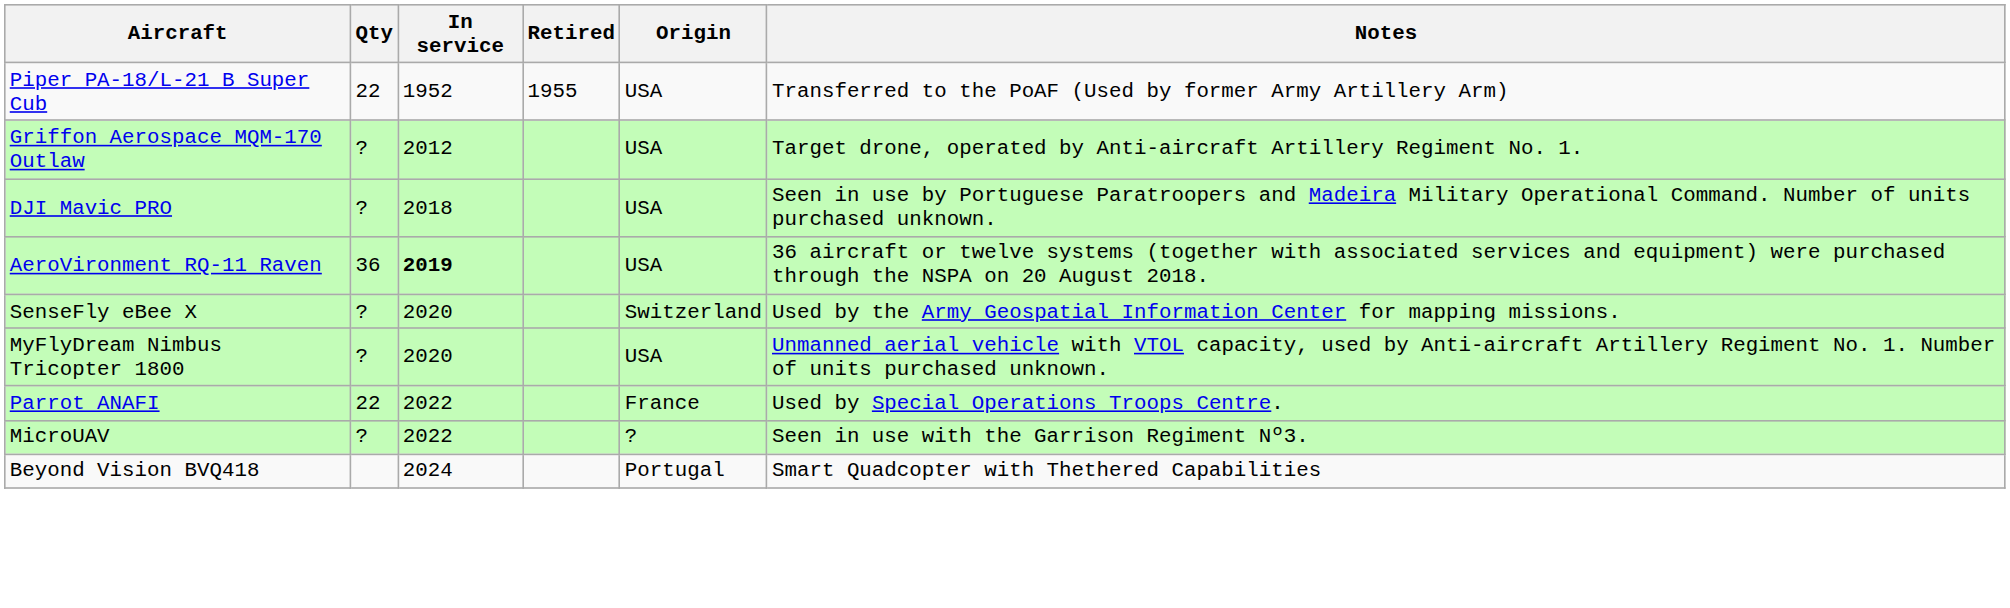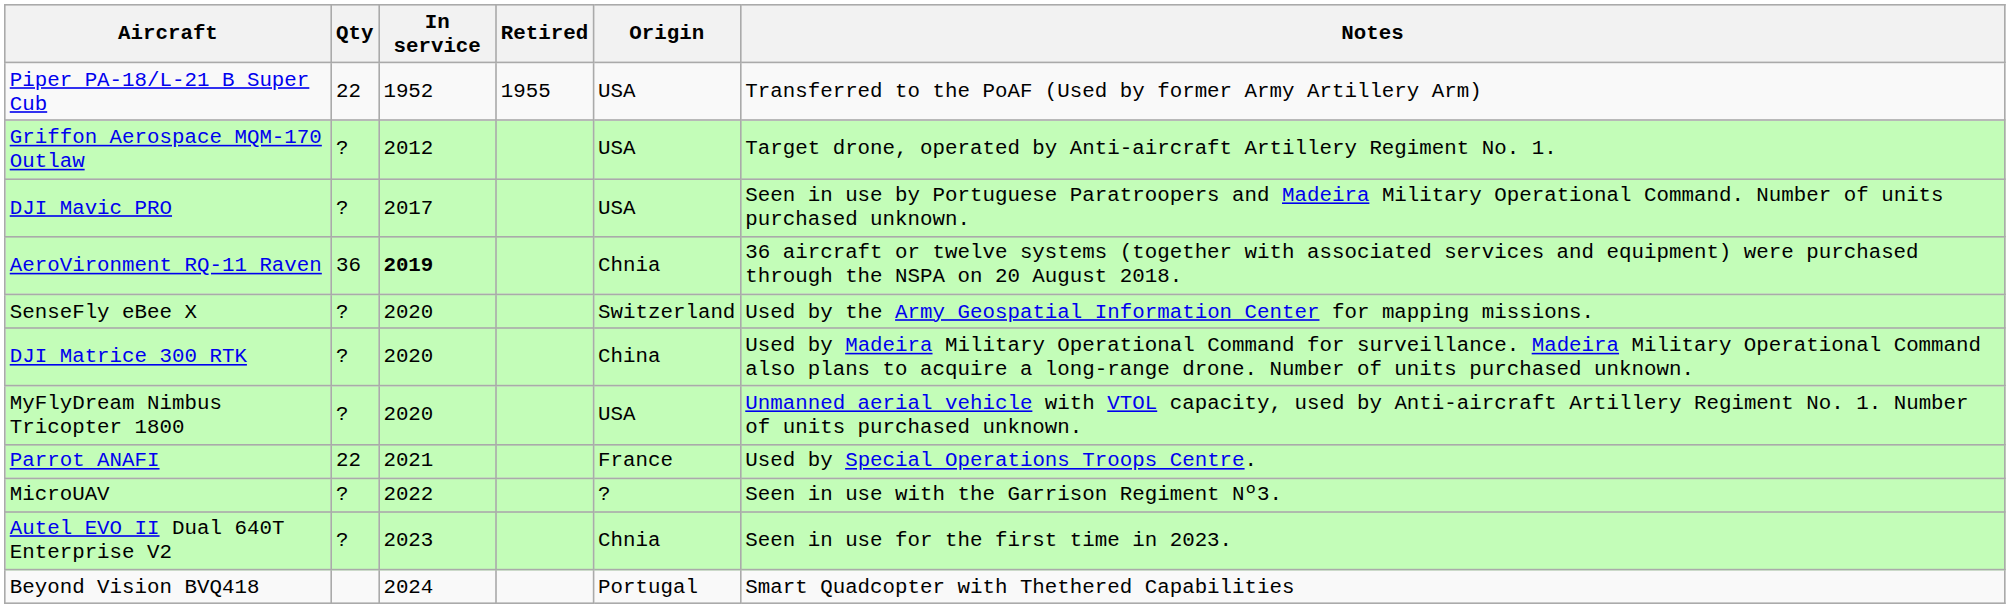(428, 207) 2018 -> (408, 207) 2017
(644, 265) USA -> (629, 265) Chnia
+ row: (128, 357)
(428, 403) 2022 -> (408, 461) 2021
+ row: (147, 541)
